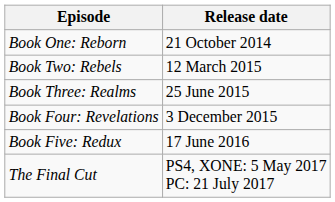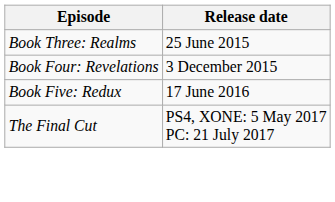- row: (68, 42)
- row: (65, 67)
